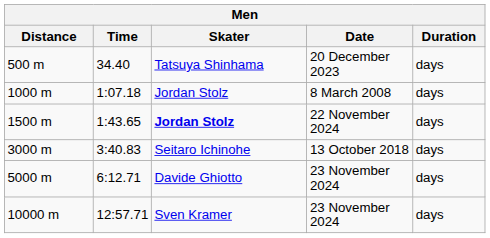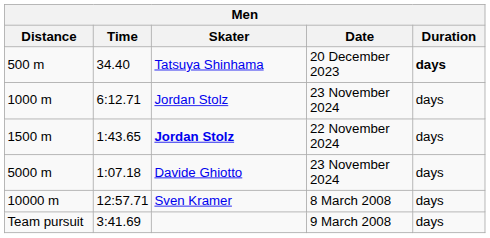(430, 64) normal -> (431, 64) bold
(119, 93) 1:07.18 -> (119, 100) 6:12.71
(351, 93) 8 March 2008 -> (350, 100) 23 November 2024
- row: (30, 150)
(119, 178) 6:12.71 -> (119, 172) 1:07.18
(350, 214) 23 November 2024 -> (351, 201) 8 March 2008
+ row: (45, 222)
